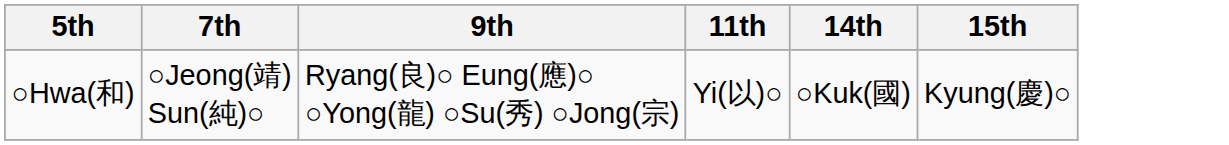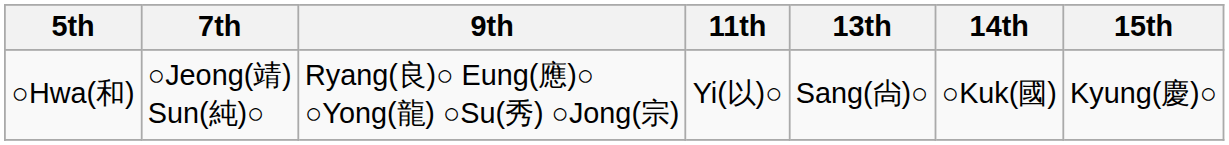+ column: (862, 27)
